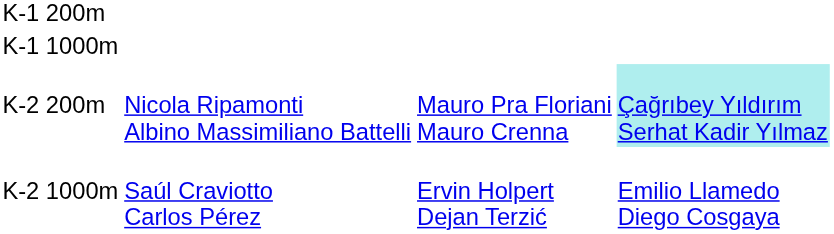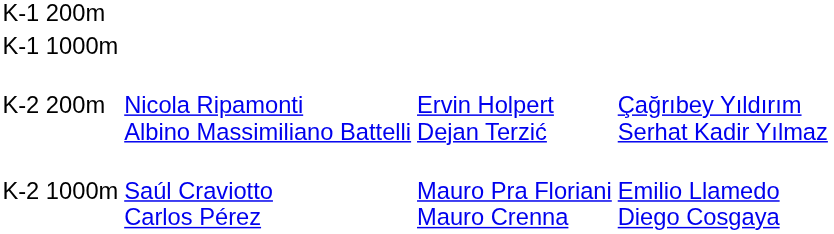(514, 118) Mauro Pra Floriani Mauro Crenna -> (485, 118) Ervin Holpert Dejan Terzić
(723, 118) paleturquoise background -> (723, 118) no background
(485, 204) Ervin Holpert Dejan Terzić -> (514, 204) Mauro Pra Floriani Mauro Crenna
